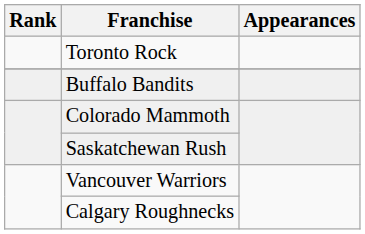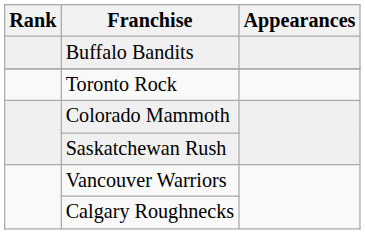rows swapped: (130, 84) <-> (121, 52)
